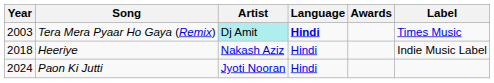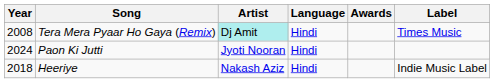(20, 31) 2003 -> (20, 31) 2008
(305, 31) bold -> (304, 31) normal
rows swapped: (58, 50) <-> (70, 68)
